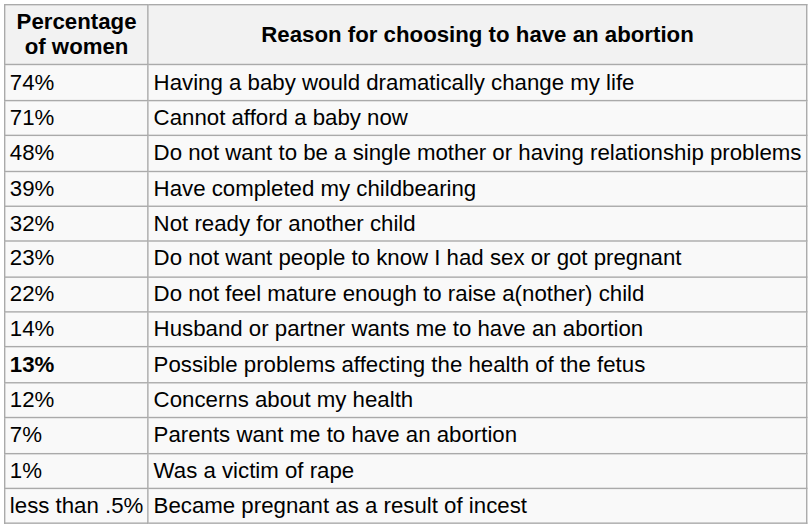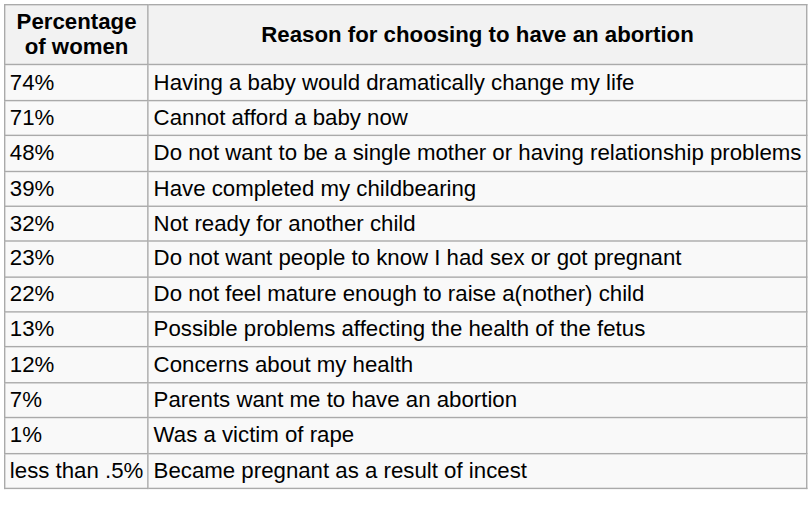- row: (398, 329)
(32, 364) bold -> (32, 329) normal
